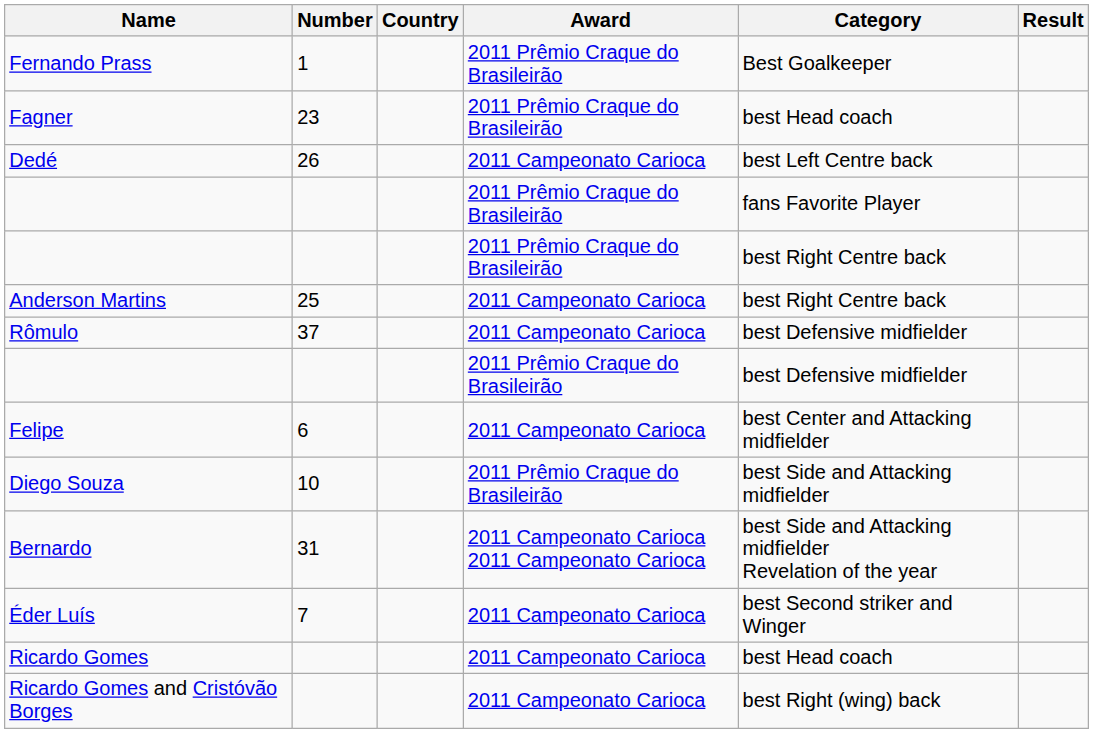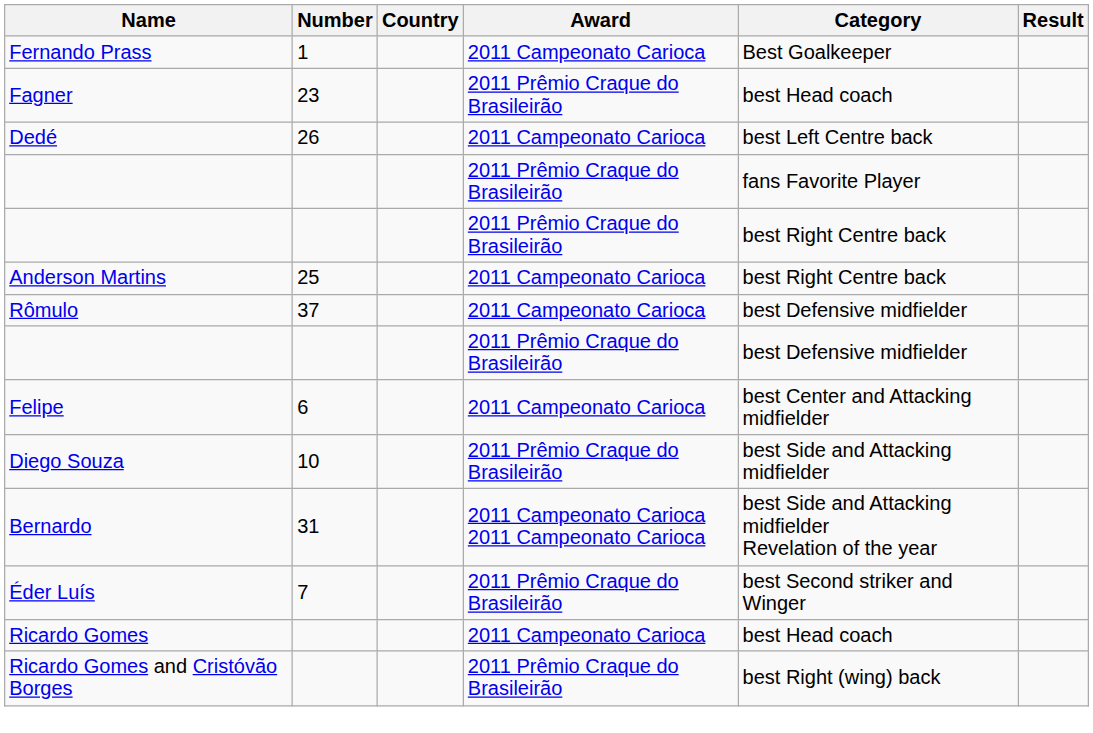(573, 63) 2011 Prêmio Craque do Brasileirão -> (587, 52) 2011 Campeonato Carioca
(587, 614) 2011 Campeonato Carioca -> (573, 592) 2011 Prêmio Craque do Brasileirão
(587, 700) 2011 Campeonato Carioca -> (573, 678) 2011 Prêmio Craque do Brasileirão
